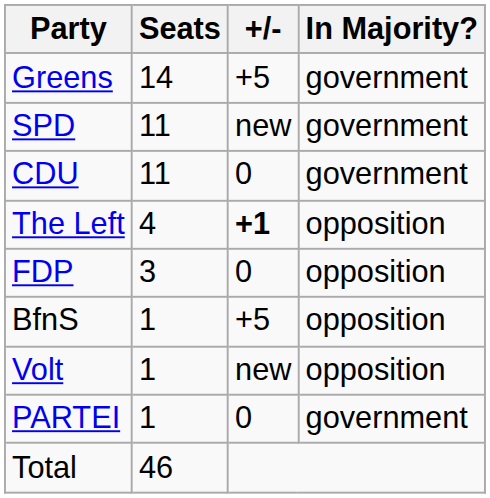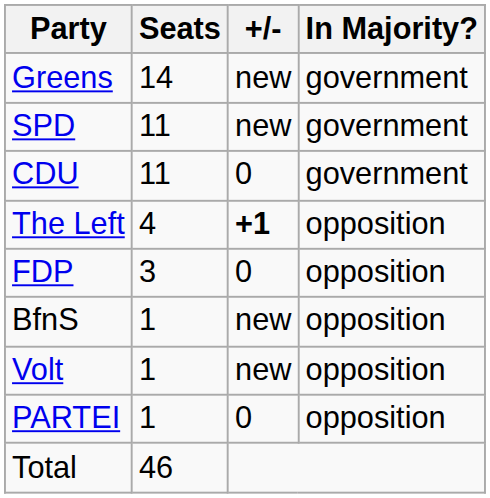(253, 77) +5 -> (263, 77) new
(253, 321) +5 -> (263, 321) new
(387, 418) government -> (376, 418) opposition
